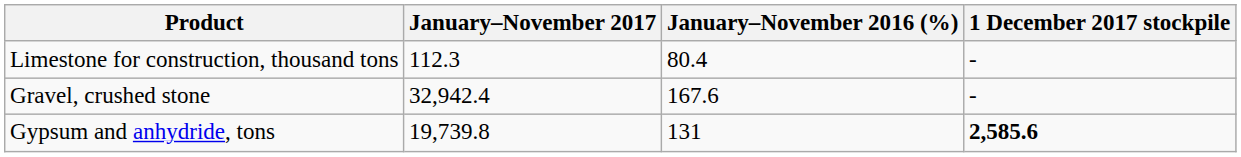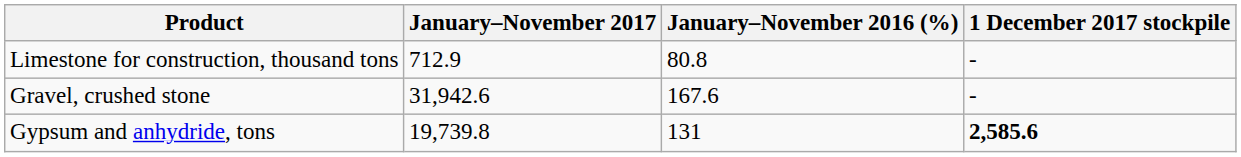(435, 59) 112.3 -> (435, 59) 712.9
(687, 59) 80.4 -> (687, 59) 80.8
(449, 95) 32,942.4 -> (449, 95) 31,942.6
